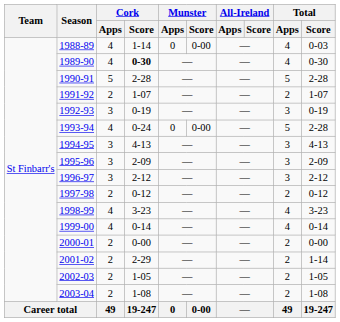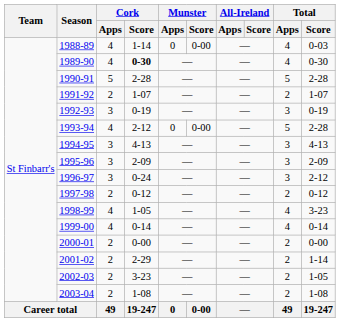(141, 128) 0-24 -> (141, 128) 2-12
(141, 177) 2-12 -> (141, 177) 0-24
(141, 210) 3-23 -> (141, 210) 1-05
(141, 276) 1-05 -> (141, 276) 3-23
